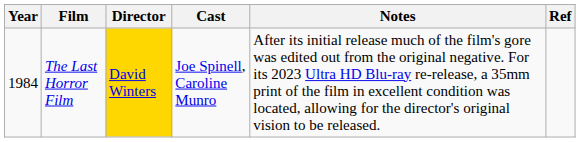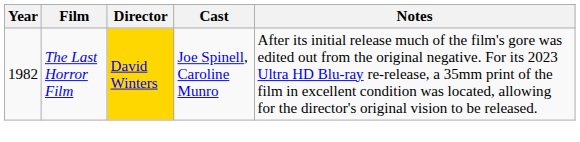- column: (560, 16)
(23, 82) 1984 -> (23, 74) 1982
